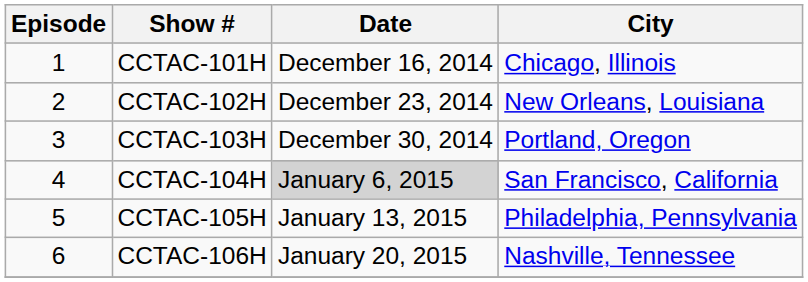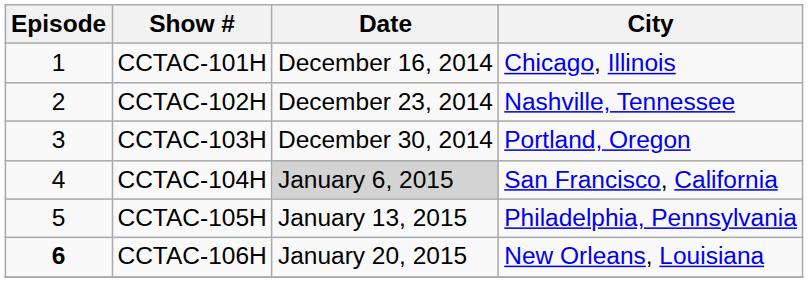(634, 101) New Orleans, Louisiana -> (620, 101) Nashville, Tennessee
(59, 256) normal -> (59, 256) bold
(620, 256) Nashville, Tennessee -> (634, 256) New Orleans, Louisiana
